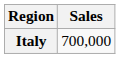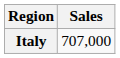(86, 41) 700,000 -> (86, 41) 707,000
